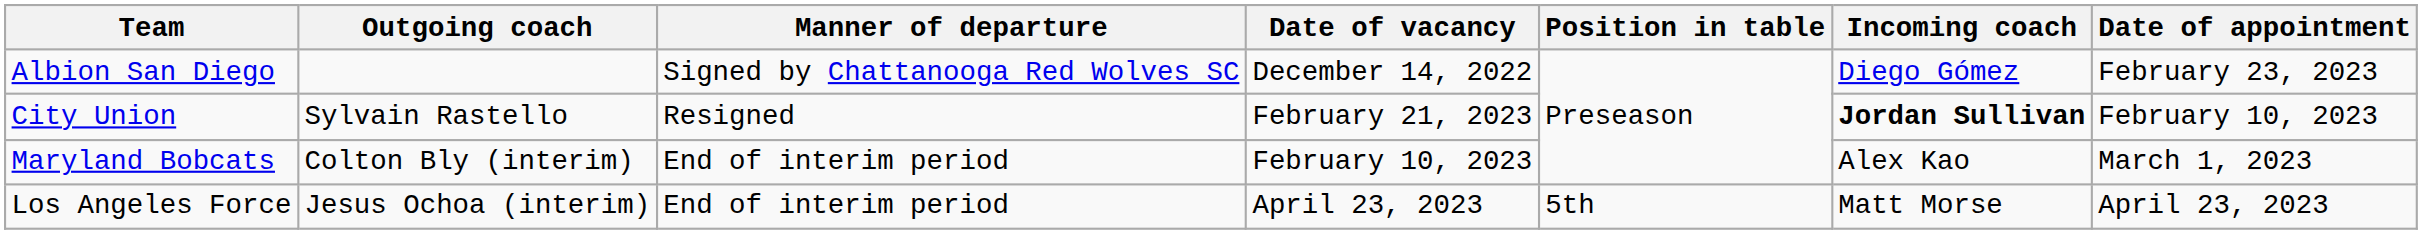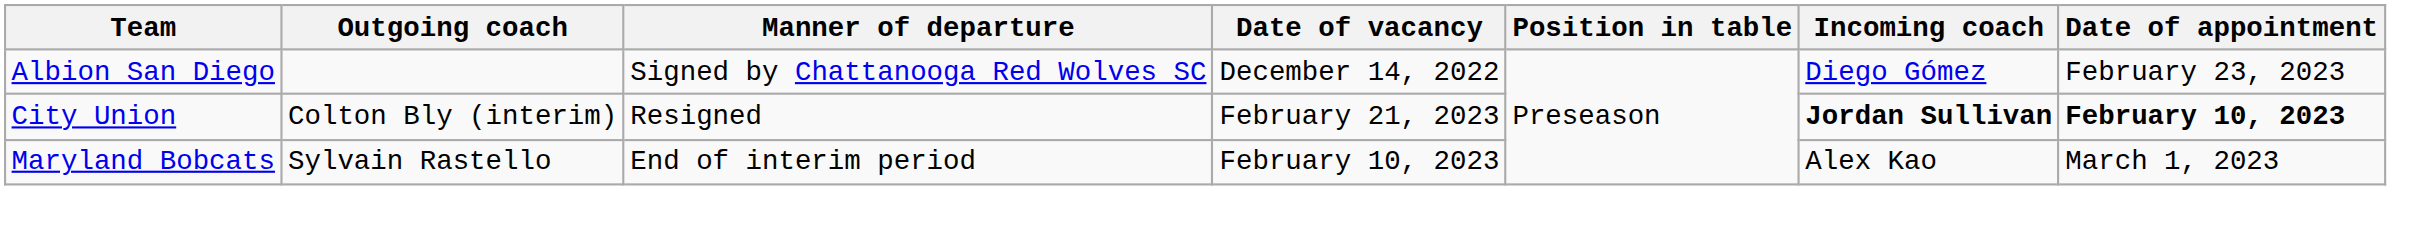(436, 117) Sylvain Rastello -> (453, 117) Colton Bly (interim)
(2238, 117) normal -> (2205, 117) bold
(469, 162) Colton Bly (interim) -> (420, 162) Sylvain Rastello
- row: (152, 206)
